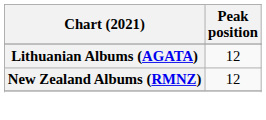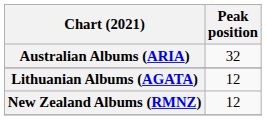+ row: (105, 56)
